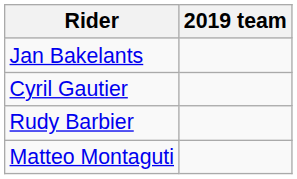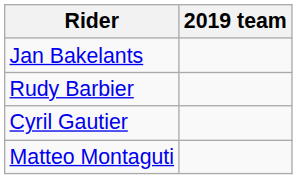rows swapped: (72, 122) <-> (69, 88)
